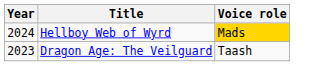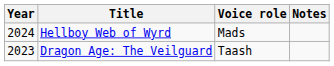+ column: (309, 14)
(232, 32) gold background -> (232, 32) no background
